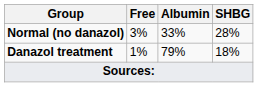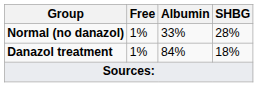(138, 33) 3% -> (138, 33) 1%
(173, 52) 79% -> (173, 52) 84%
